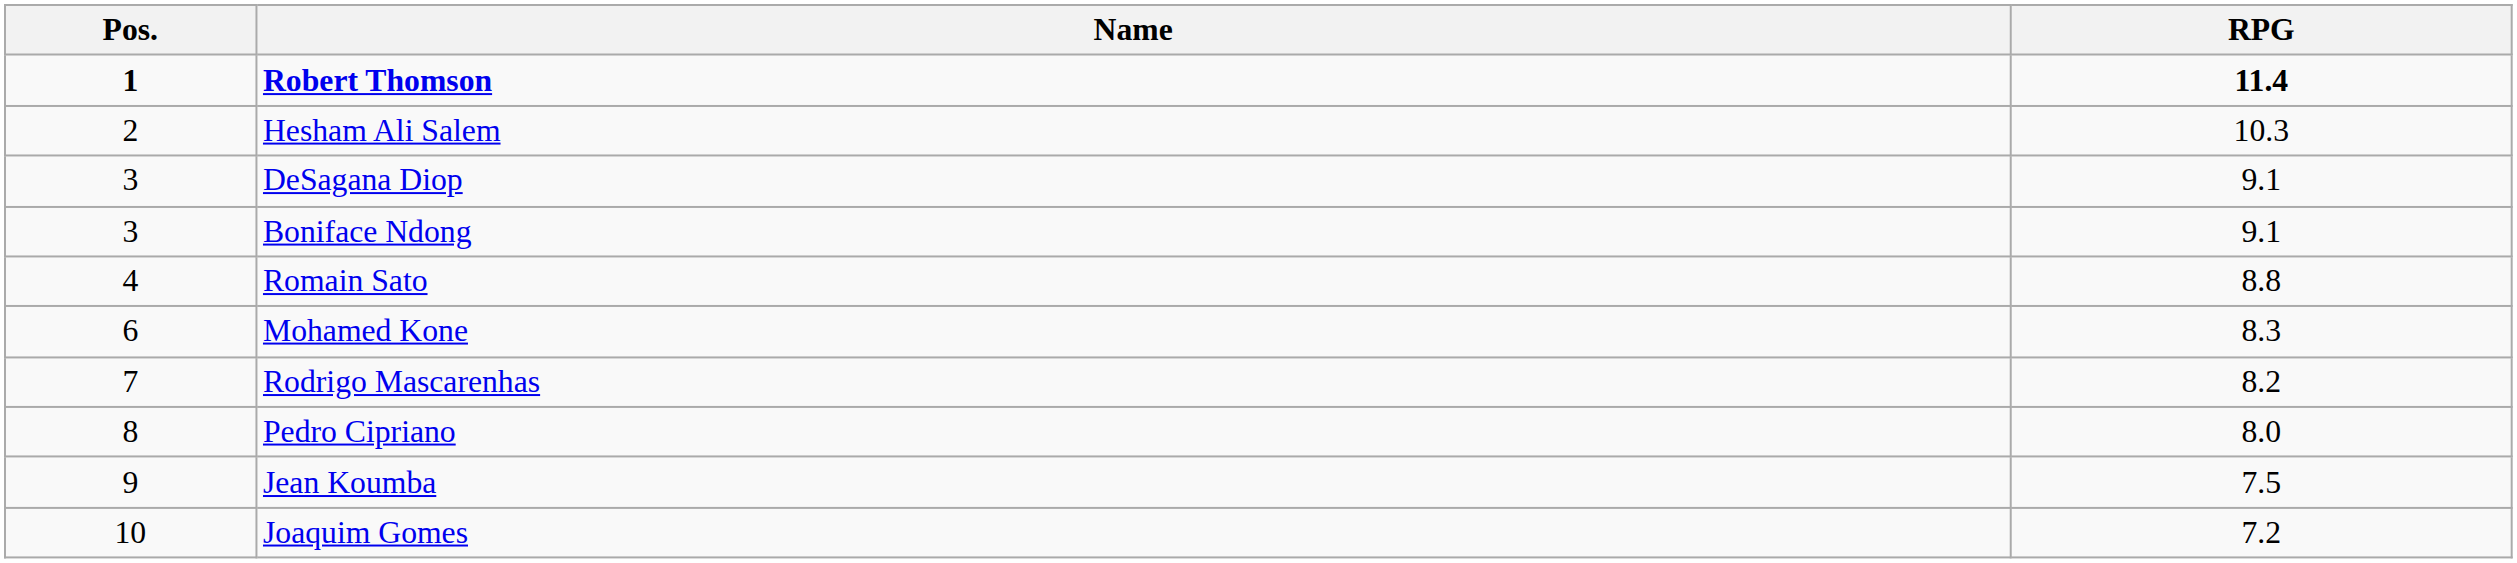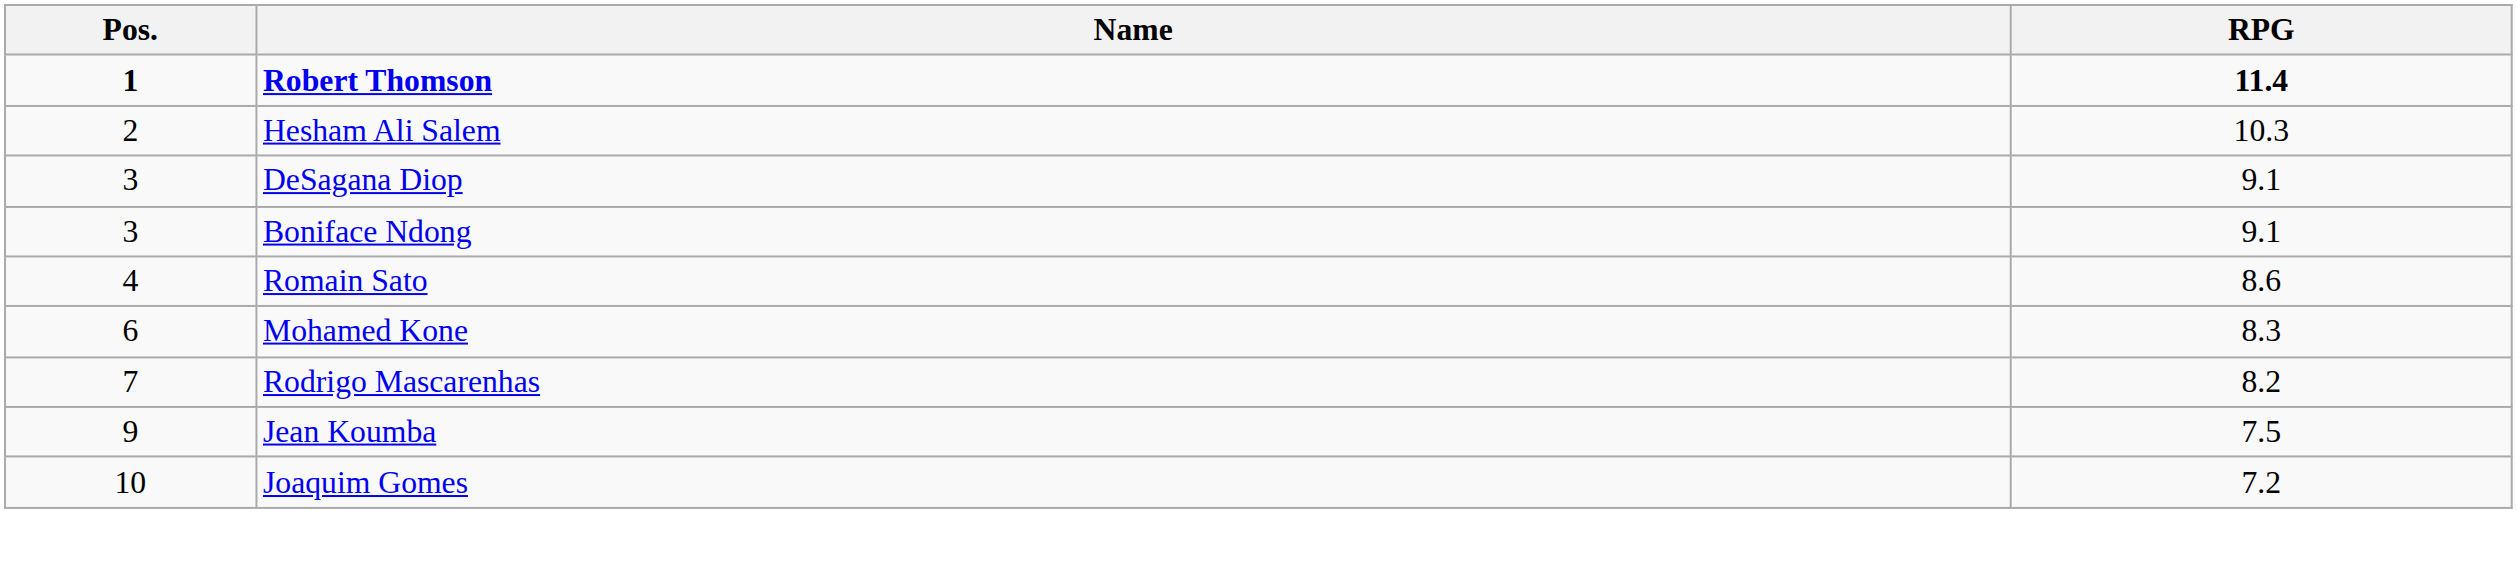(2261, 280) 8.8 -> (2261, 280) 8.6
- row: (359, 431)
